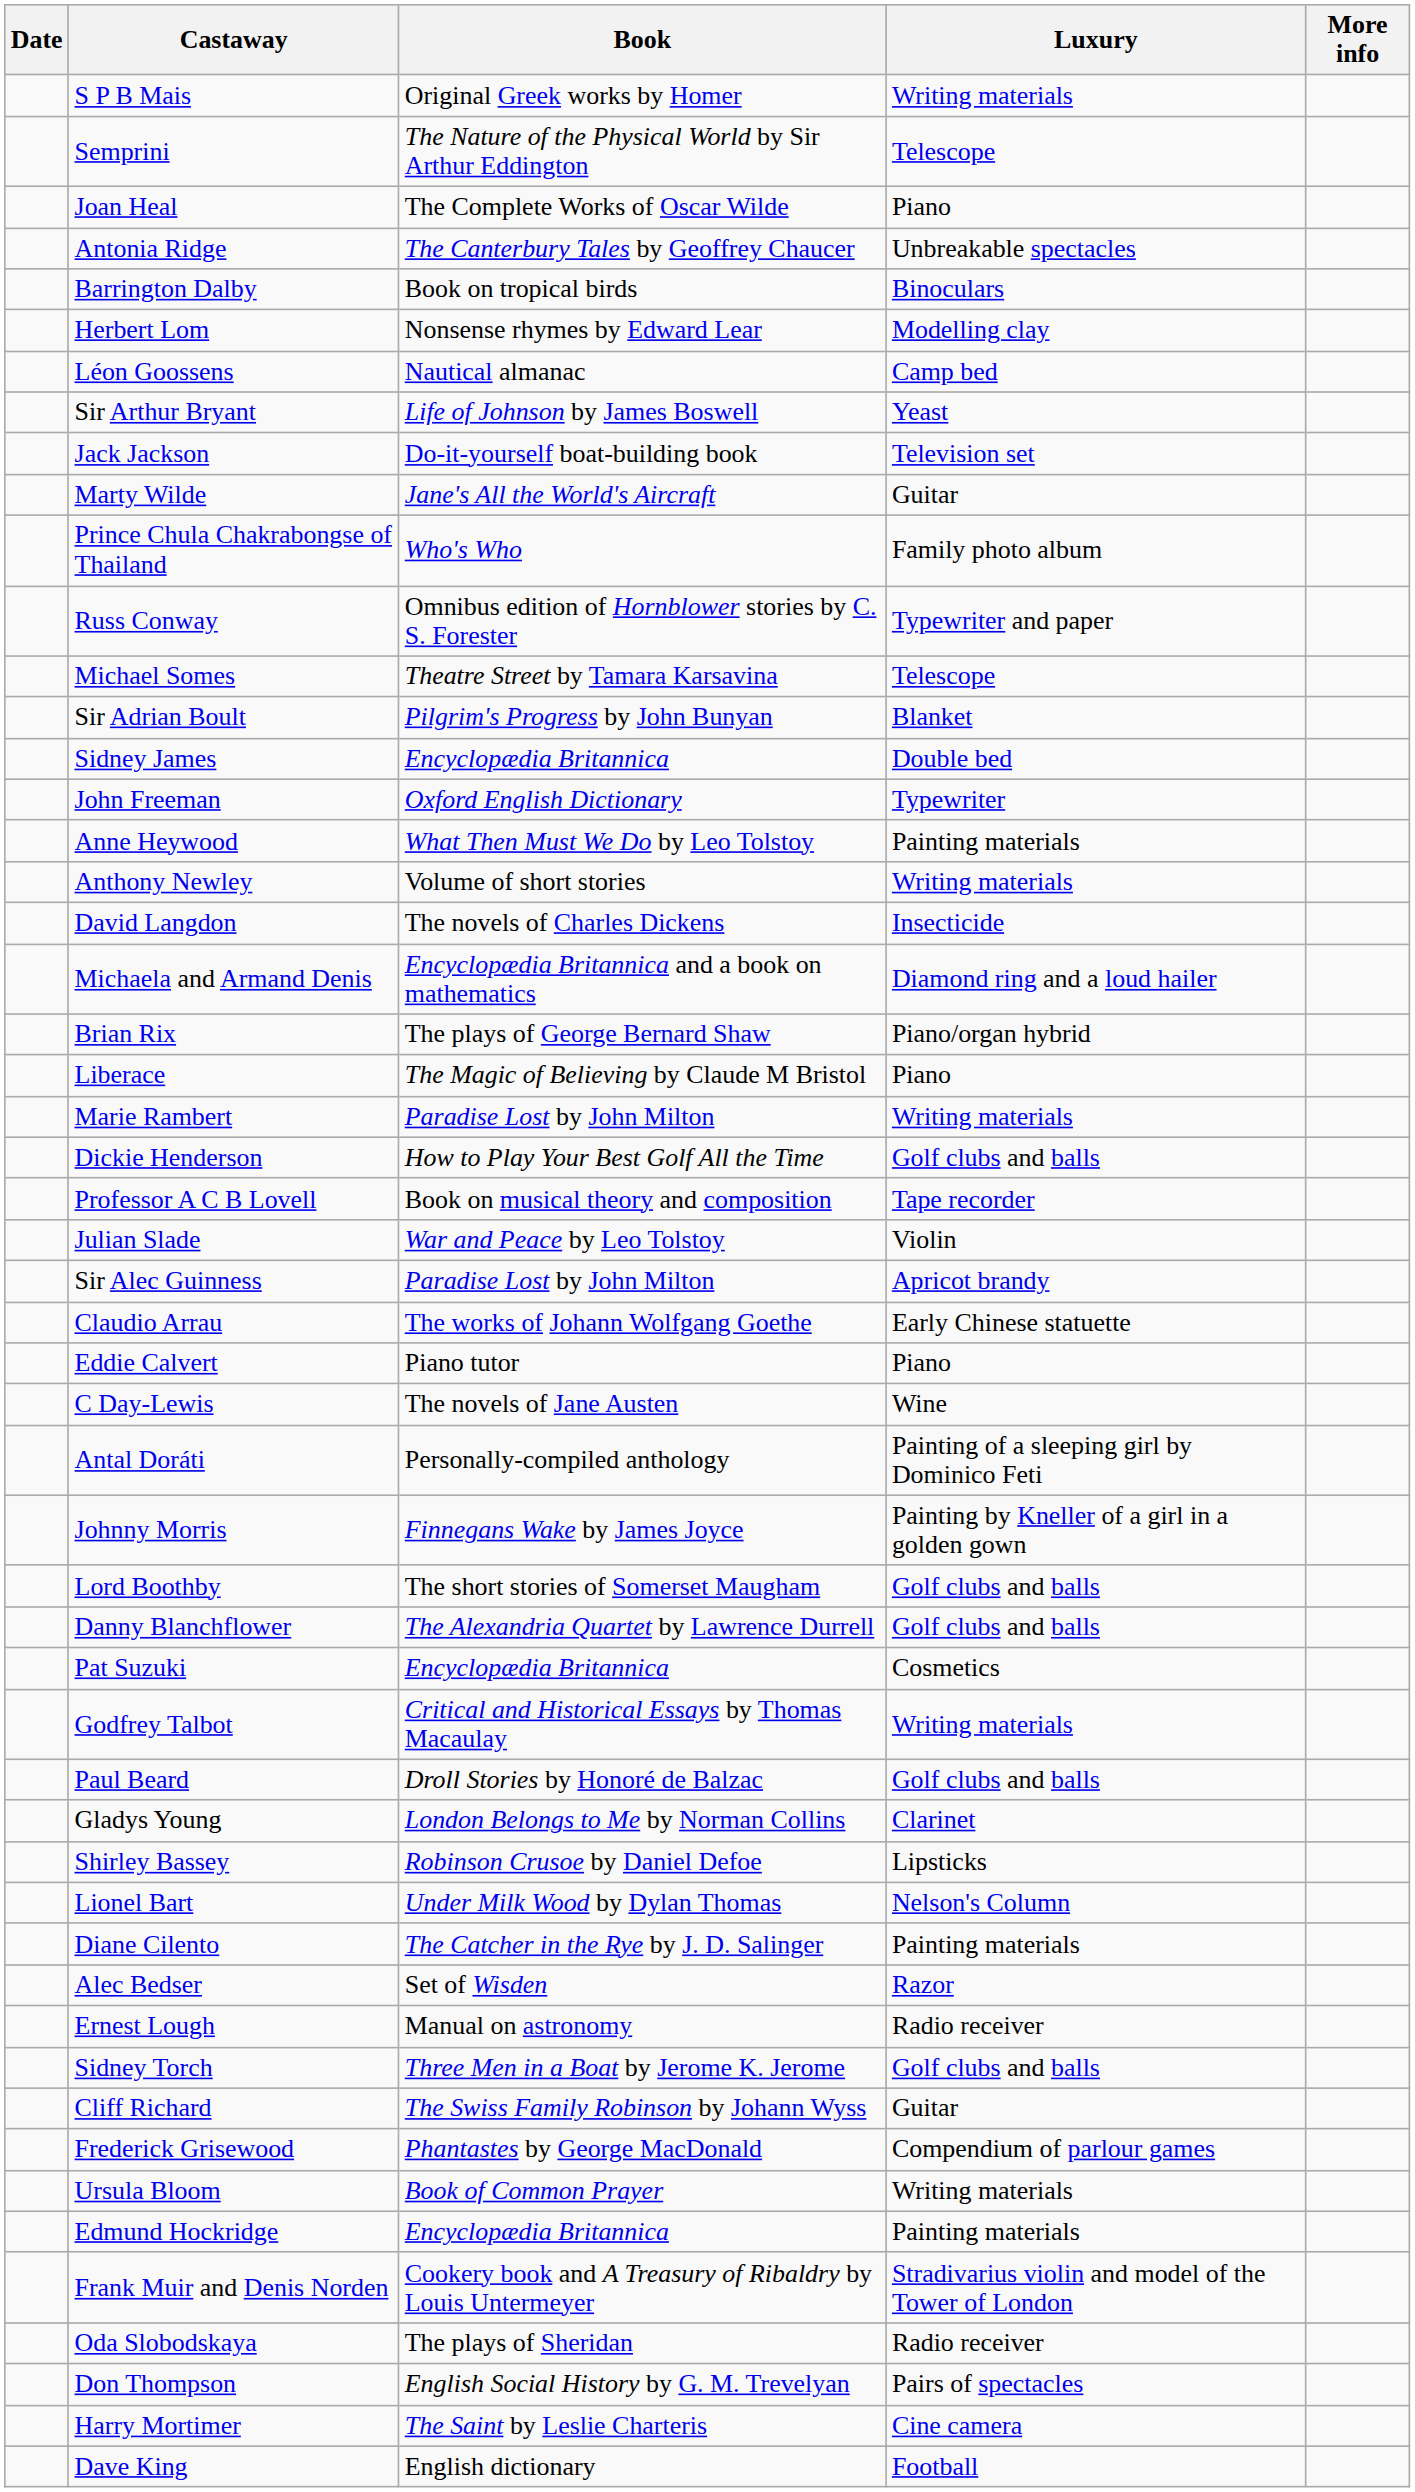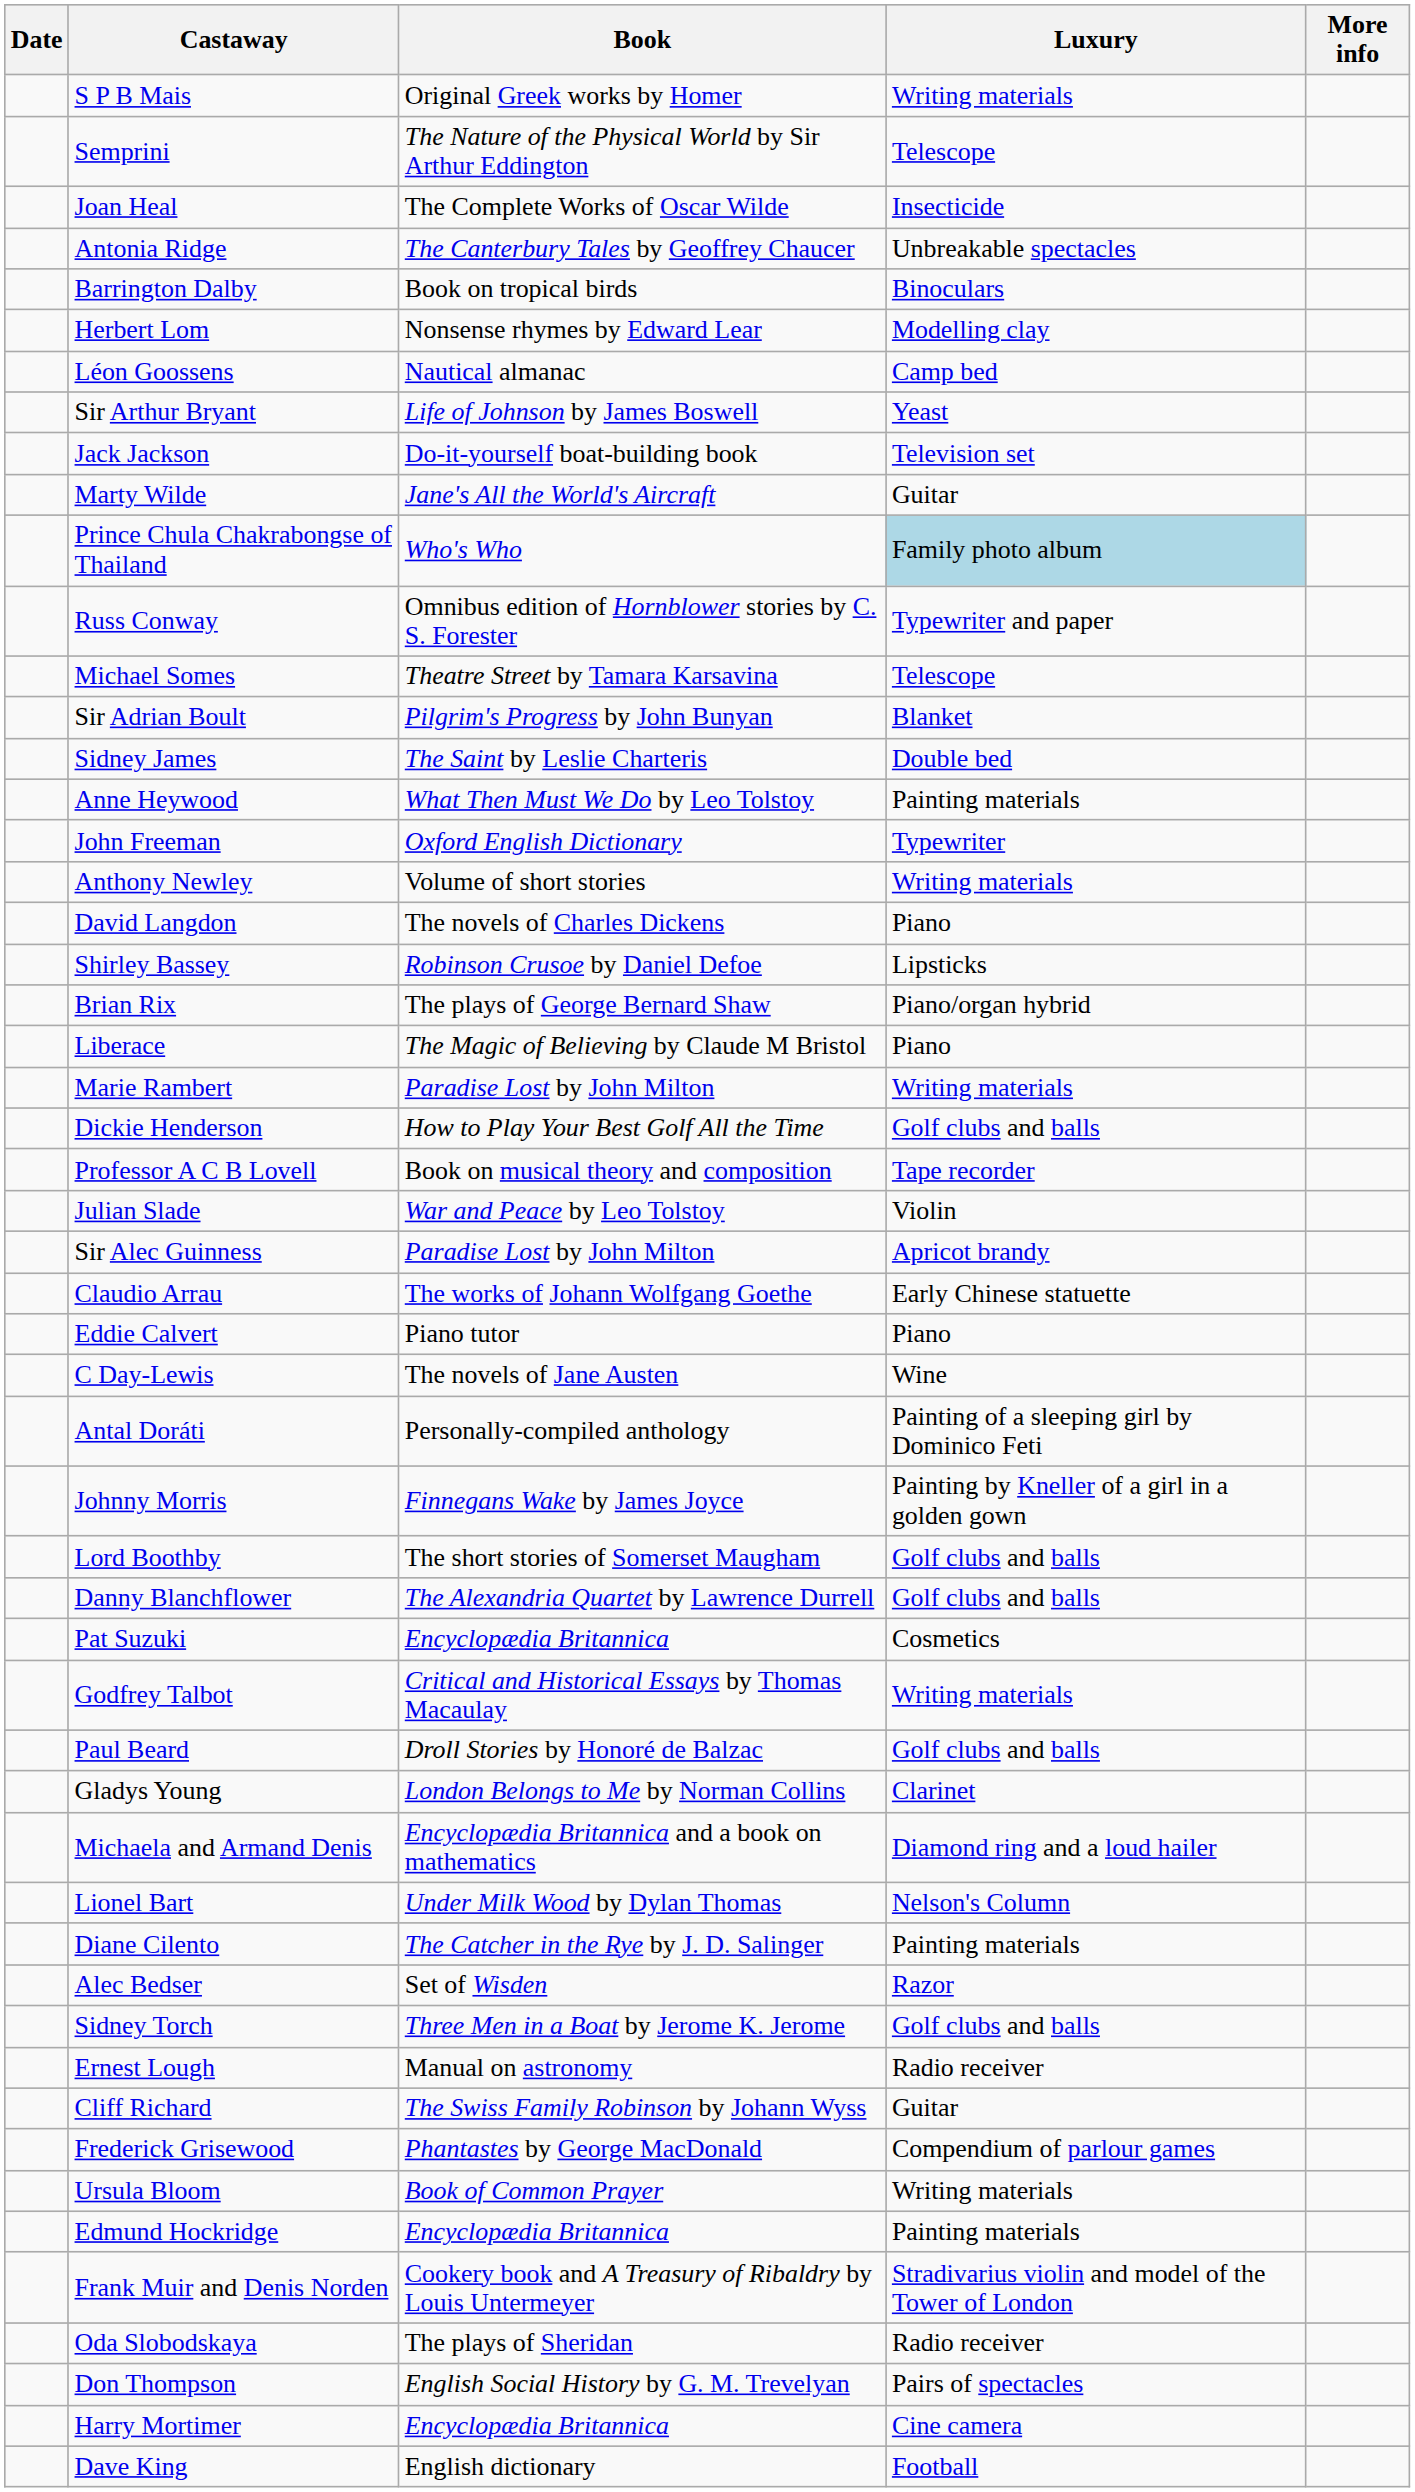(921, 206) Piano -> (948, 206) Insecticide
(997, 550) no background -> (997, 550) lightblue background
(537, 758) Encyclopædia Britannica -> (556, 758) The Saint by Leslie Charteris
rows swapped: (148, 799) <-> (156, 840)
(948, 922) Insecticide -> (921, 922) Piano
rows swapped: (152, 1861) <-> (223, 978)
rows swapped: (144, 2067) <-> (145, 2025)
(556, 2425) The Saint by Leslie Charteris -> (537, 2425) Encyclopædia Britannica
